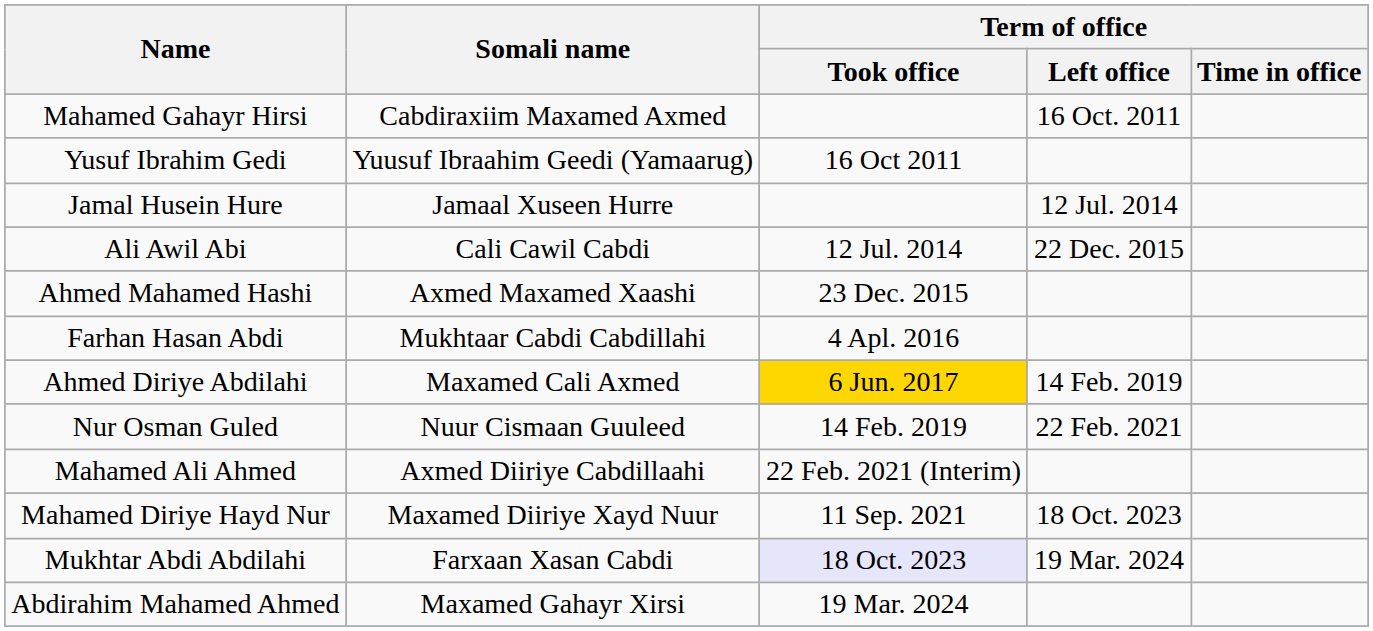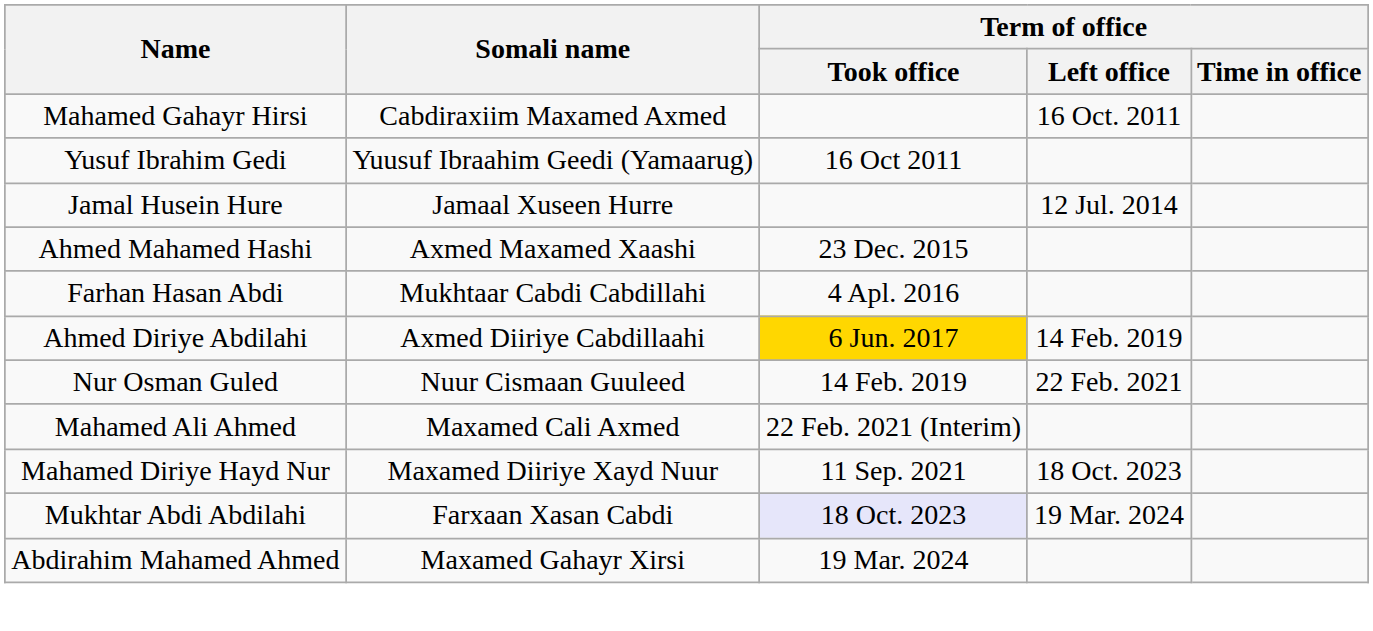- row: (175, 248)
(553, 381) Maxamed Cali Axmed -> (553, 337) Axmed Diiriye Cabdillaahi
(553, 470) Axmed Diiriye Cabdillaahi -> (553, 426) Maxamed Cali Axmed
